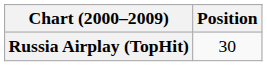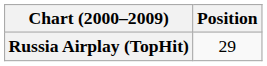(227, 46) 30 -> (227, 46) 29
